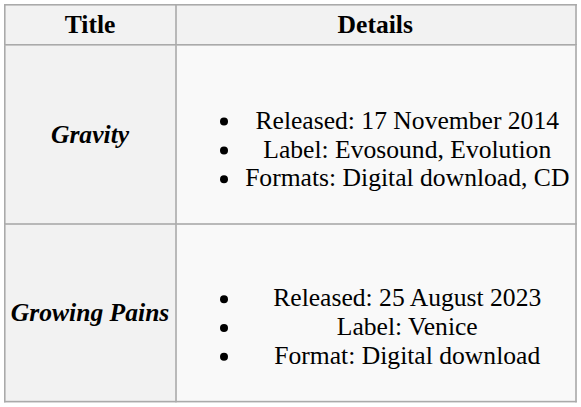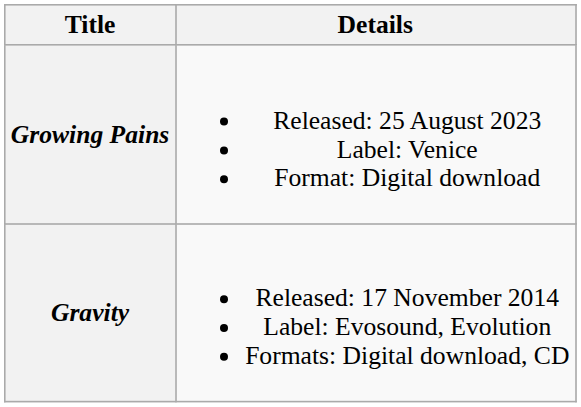rows swapped: (90, 134) <-> (90, 312)
